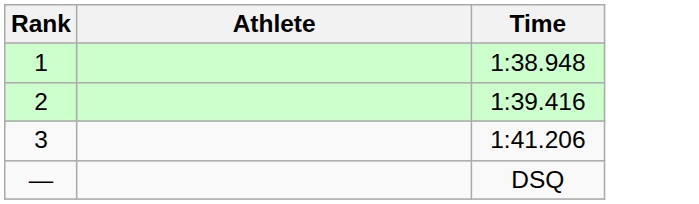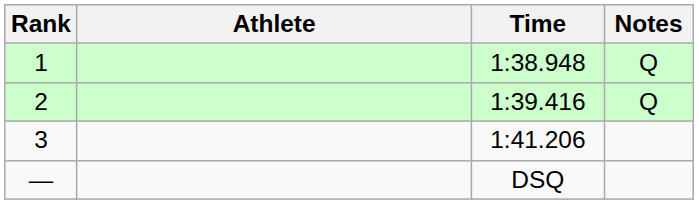+ column: (649, 23)
